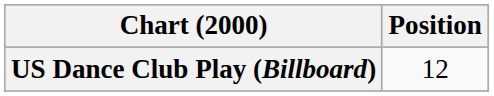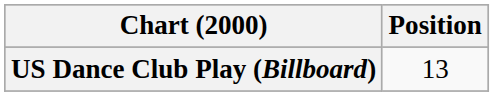(435, 68) 12 -> (435, 68) 13
